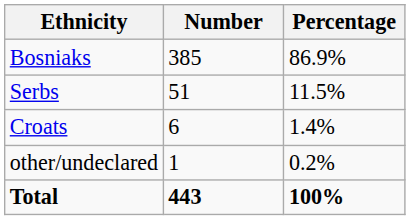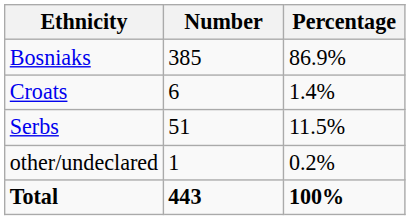rows swapped: (34, 92) <-> (39, 127)
